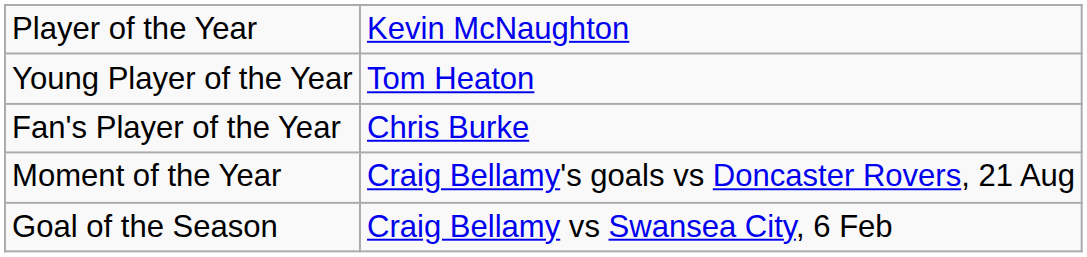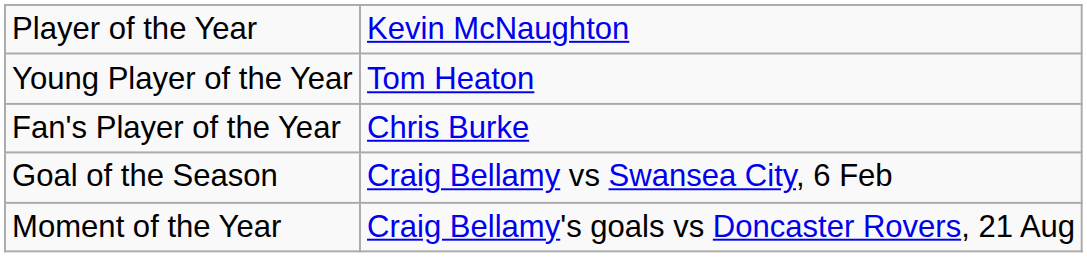rows swapped: (145, 226) <-> (147, 176)
